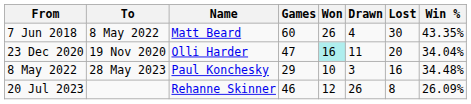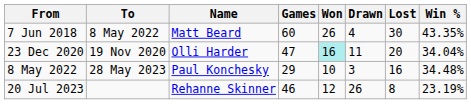(443, 89) 26.09% -> (443, 89) 23.19%
